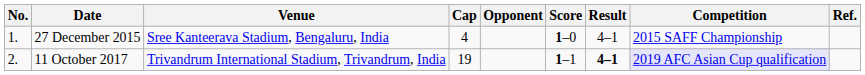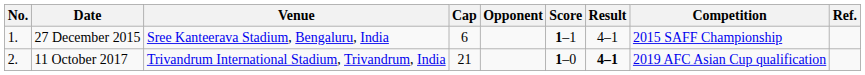(464, 37) 4 -> (464, 37) 6
(566, 37) 1–0 -> (566, 37) 1–1
(464, 59) 19 -> (464, 59) 21
(566, 59) 1–1 -> (566, 59) 1–0
(730, 59) lavender background -> (730, 59) no background
